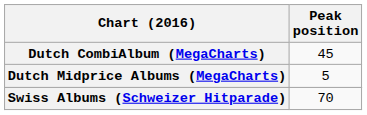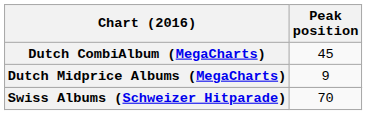(326, 76) 5 -> (326, 76) 9
